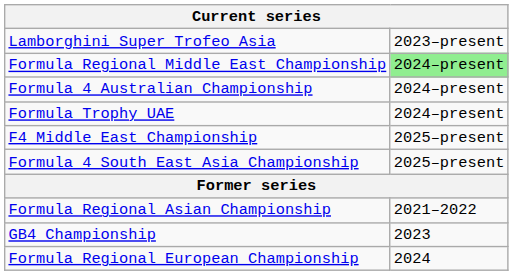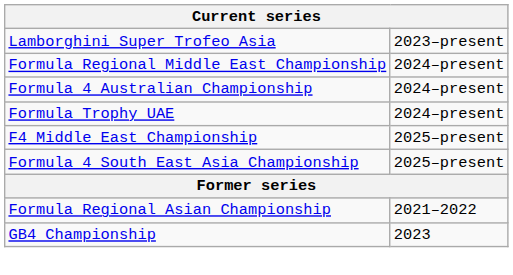(449, 65) lightgreen background -> (449, 65) no background
- row: (184, 259)
